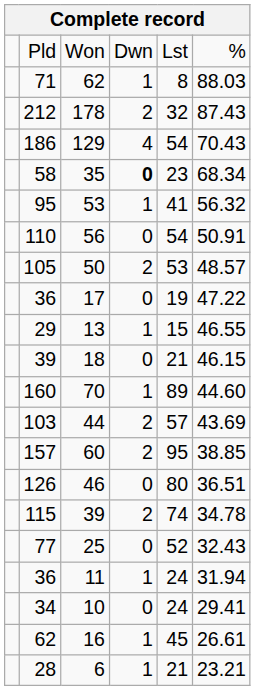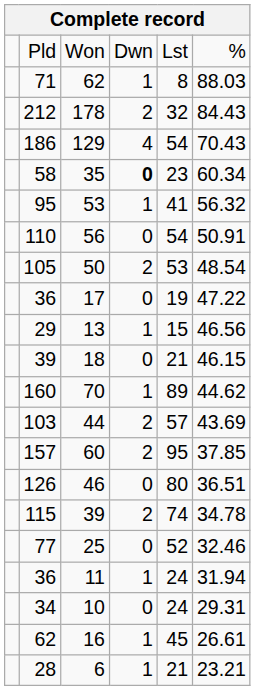(221, 112) 87.43 -> (221, 112) 84.43
(221, 174) 68.34 -> (221, 174) 60.34
(221, 267) 48.57 -> (221, 267) 48.54
(221, 329) 46.55 -> (221, 329) 46.56
(221, 391) 44.60 -> (221, 391) 44.62
(221, 453) 38.85 -> (221, 453) 37.85
(221, 546) 32.43 -> (221, 546) 32.46
(221, 608) 29.41 -> (221, 608) 29.31
